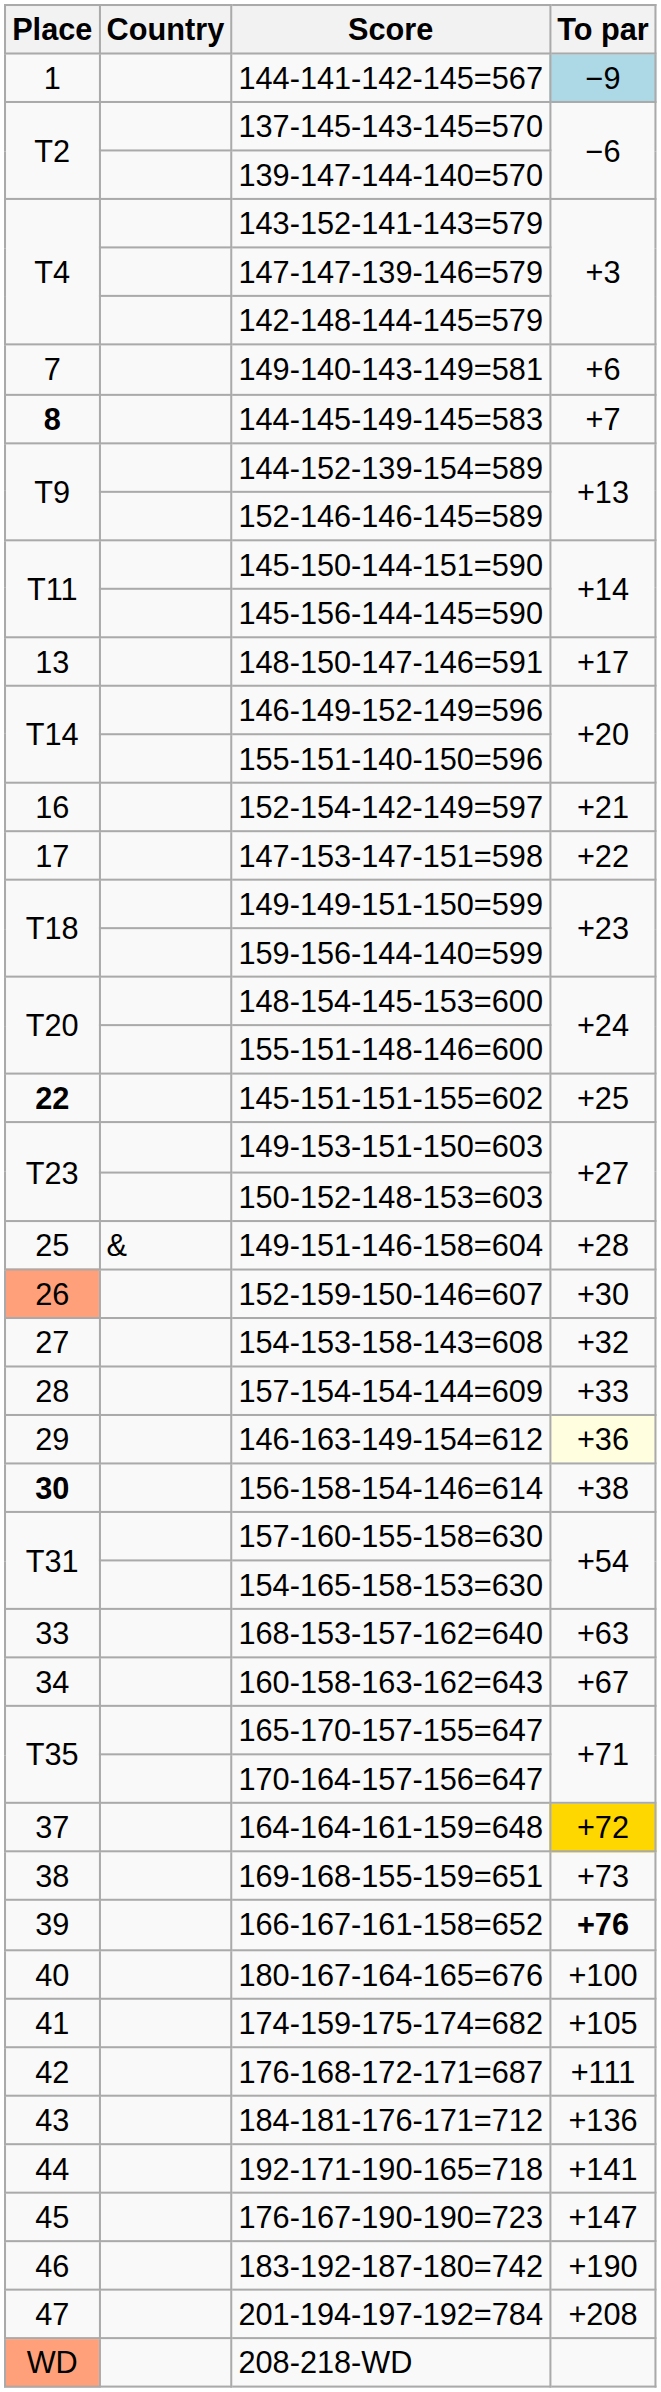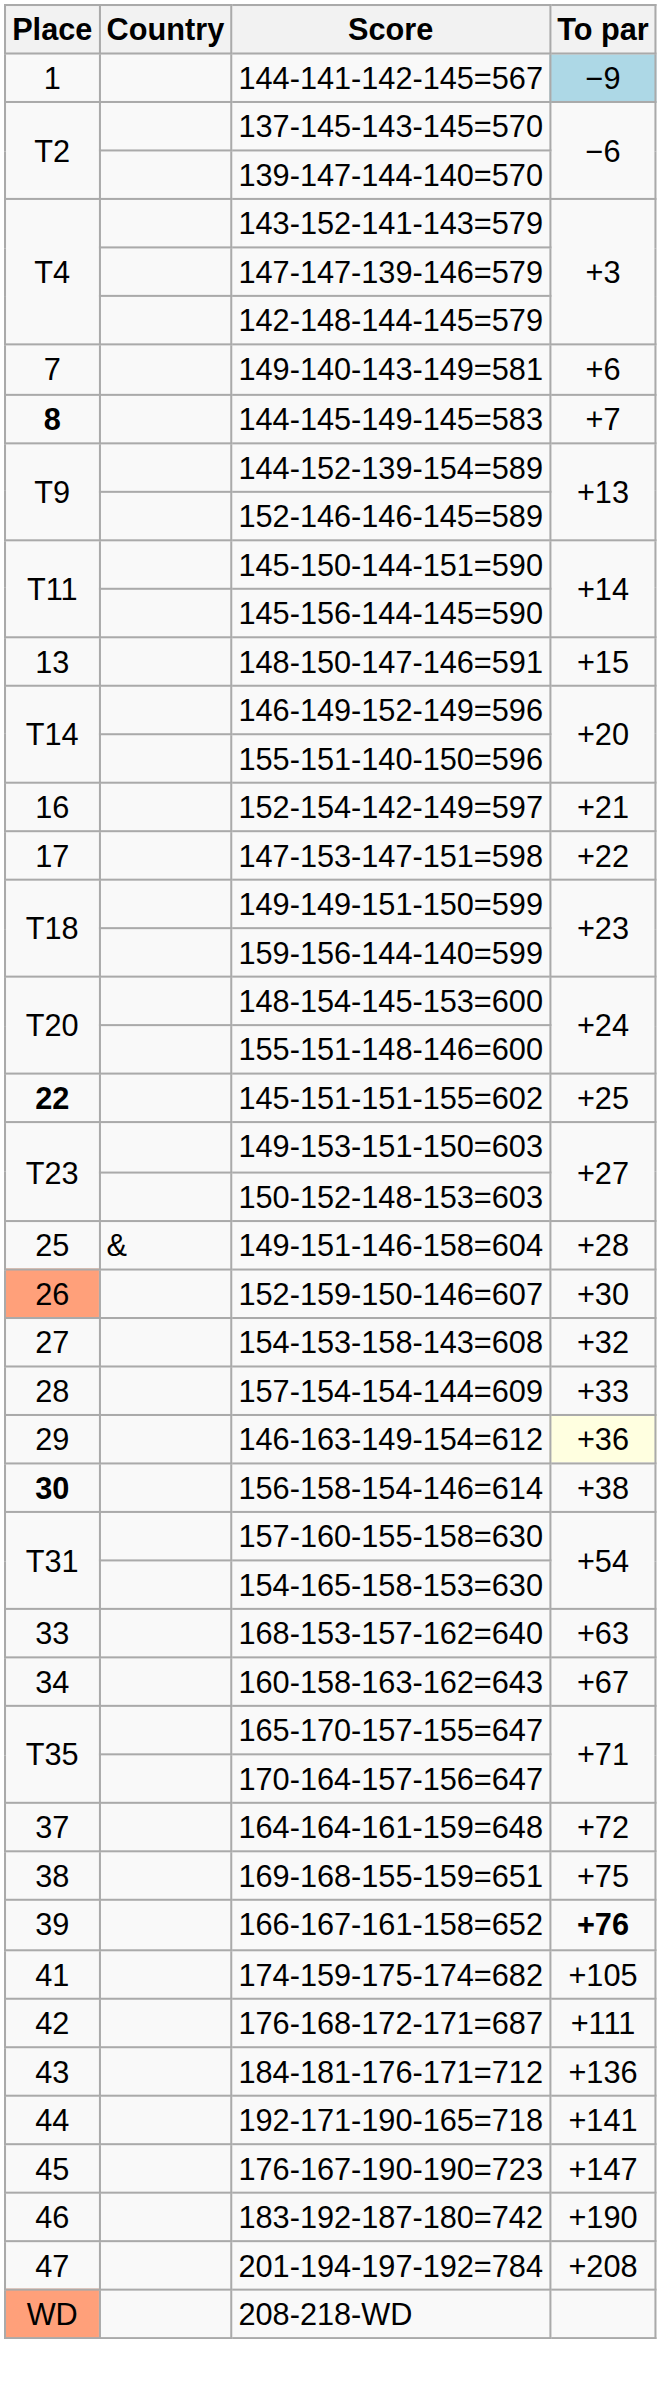(603, 661) +17 -> (603, 661) +15
(603, 1828) gold background -> (603, 1828) no background
(603, 1877) +73 -> (603, 1877) +75
- row: (391, 1974)
